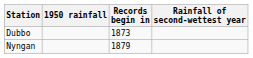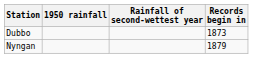columns swapped: (200, 16) <-> (130, 16)
